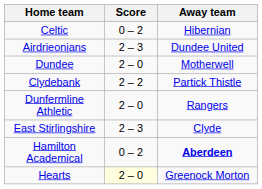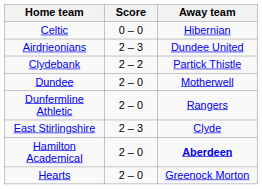(131, 30) 0 – 2 -> (131, 30) 0 – 0
rows swapped: (54, 82) <-> (54, 64)
(131, 152) 0 – 2 -> (131, 152) 2 – 0
(131, 175) lightyellow background -> (131, 175) no background
